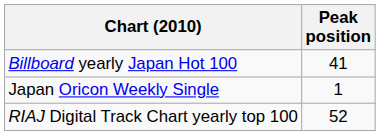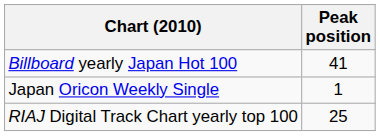(338, 116) 52 -> (338, 116) 25
